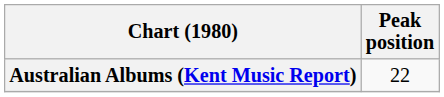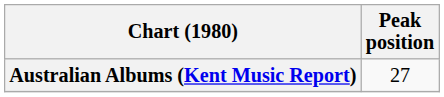(400, 75) 22 -> (400, 75) 27
